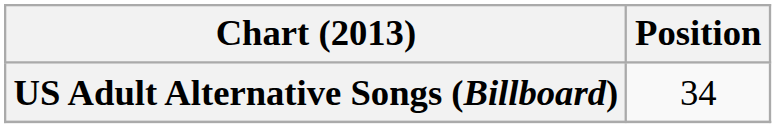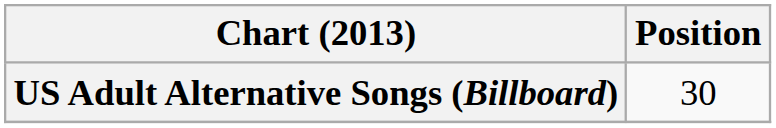(698, 91) 34 -> (698, 91) 30
